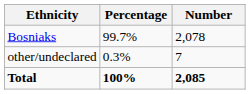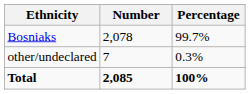columns swapped: (209, 15) <-> (136, 15)
